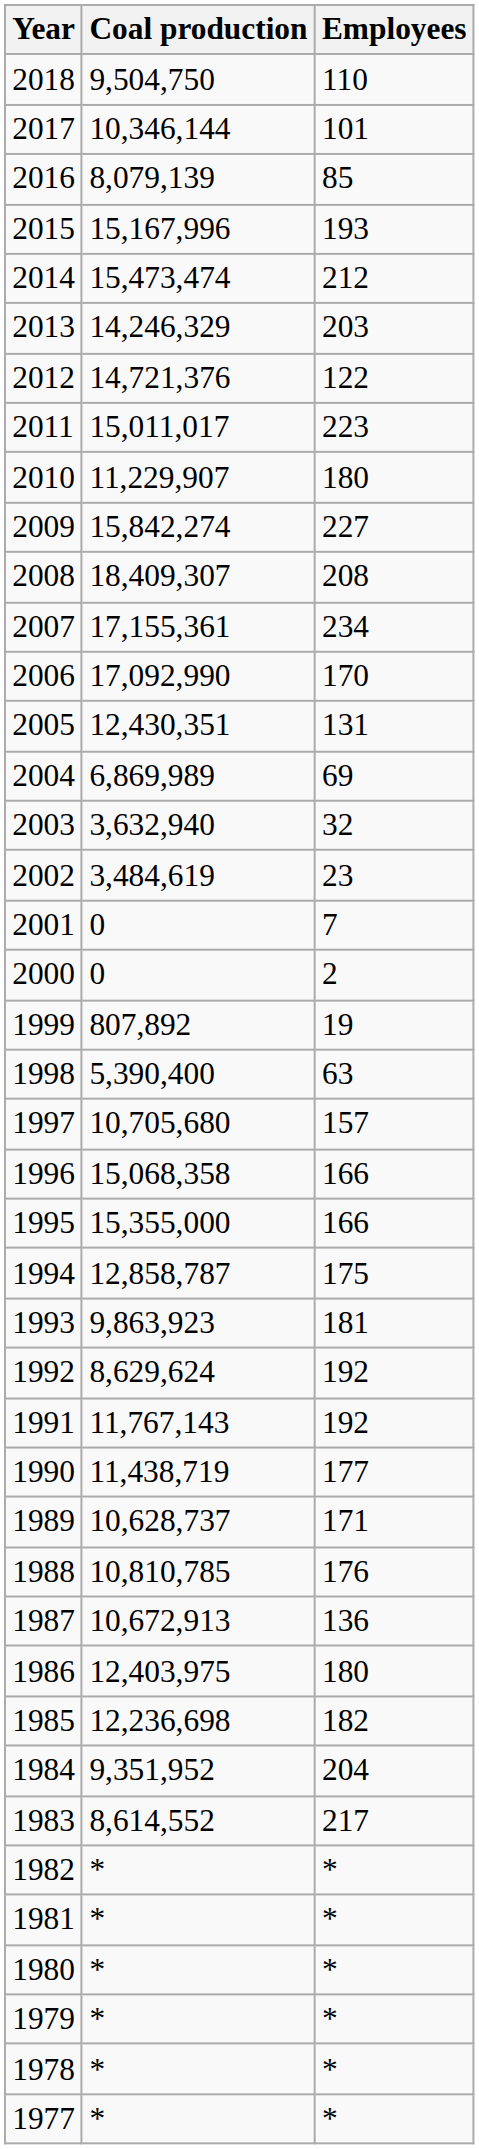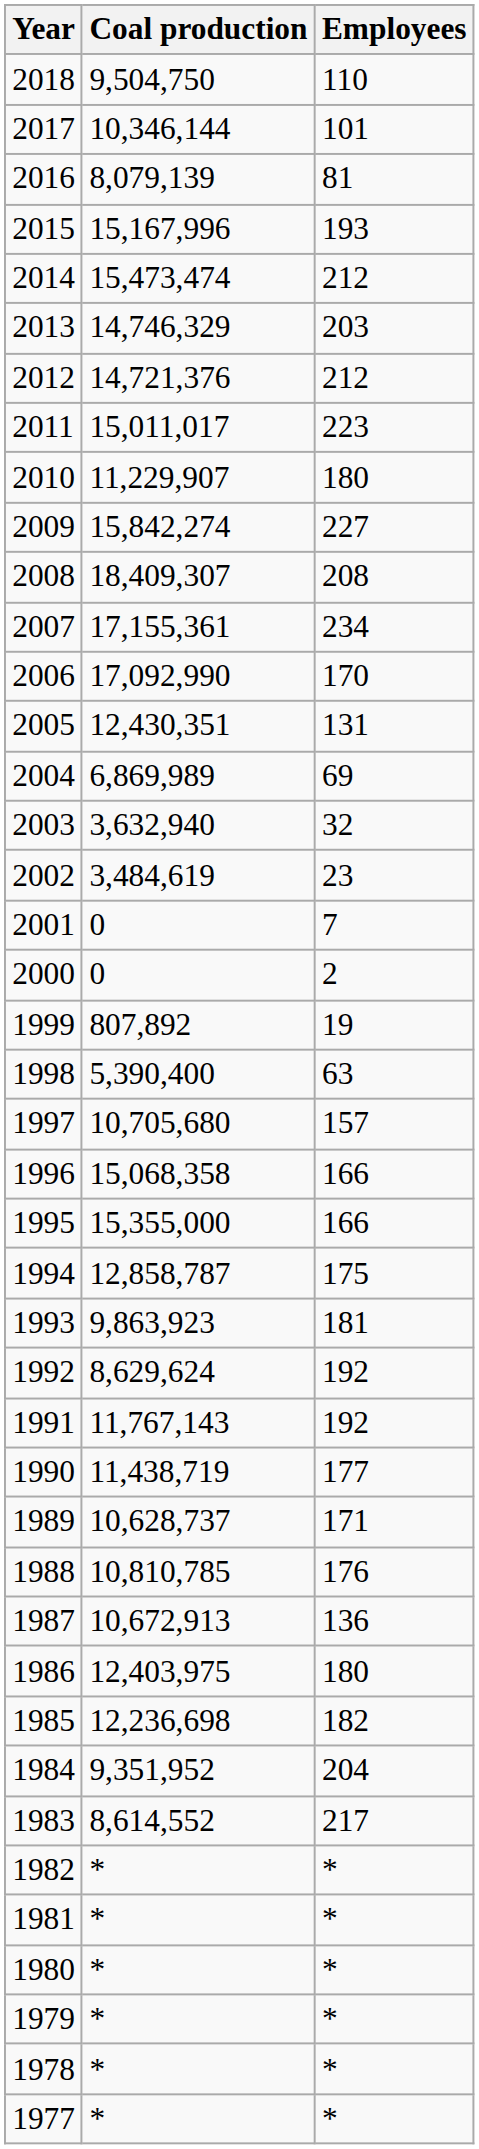(338, 178) 85 -> (338, 178) 81
(160, 327) 14,246,329 -> (160, 327) 14,746,329
(345, 377) 122 -> (345, 377) 212
